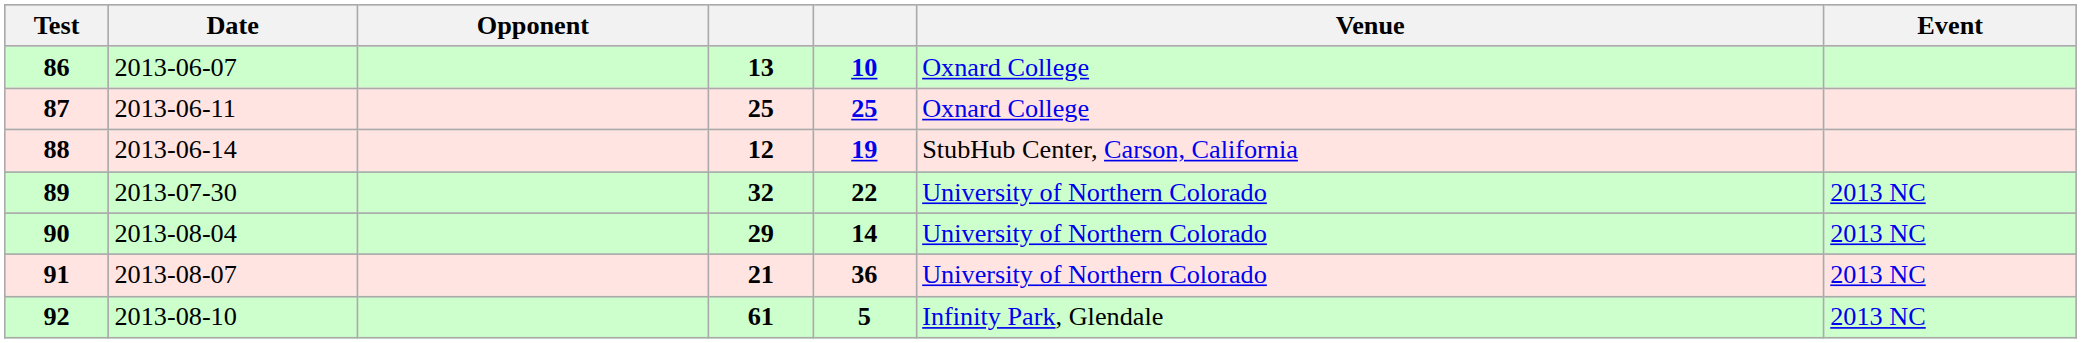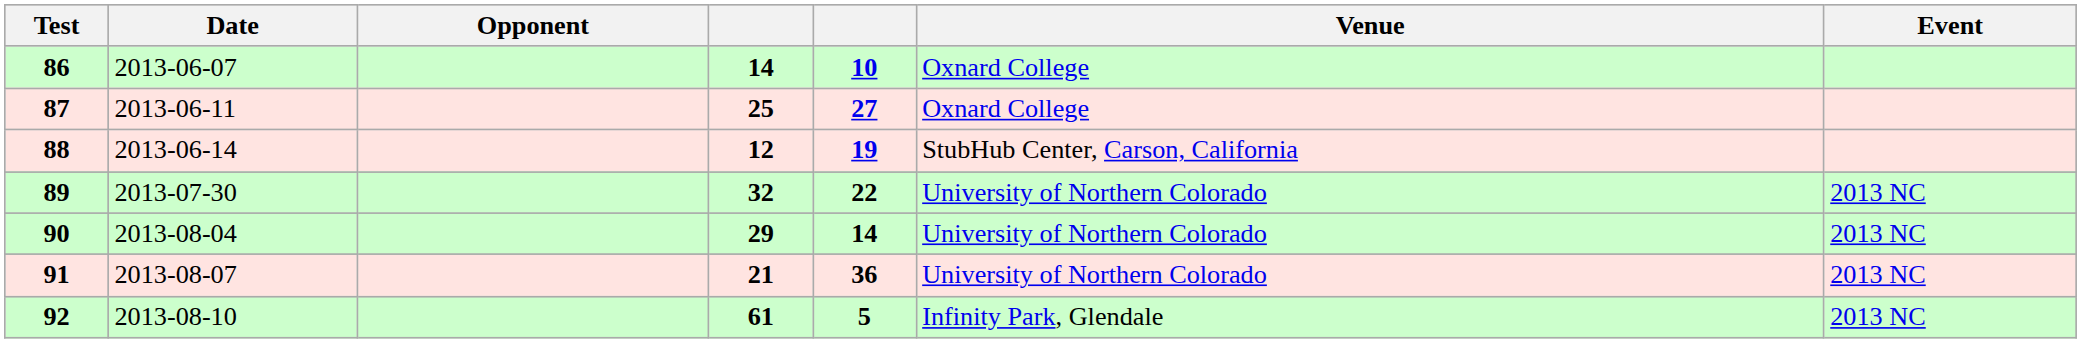(761, 66) 13 -> (761, 66) 14
(864, 108) 25 -> (864, 108) 27
